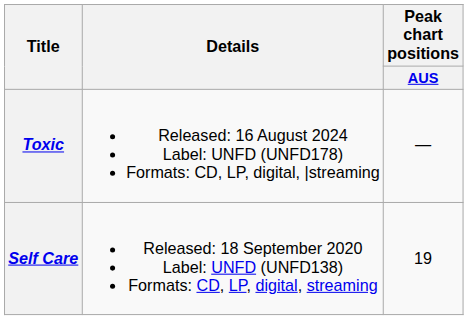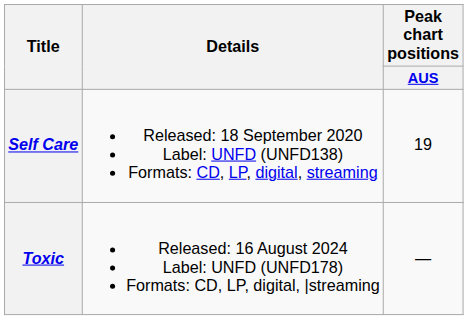rows swapped: (43, 258) <-> (43, 145)
